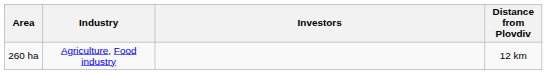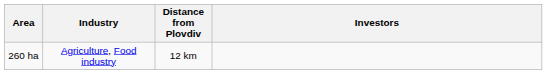columns swapped: (513, 23) <-> (320, 23)
